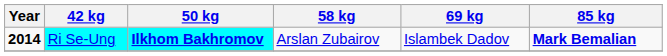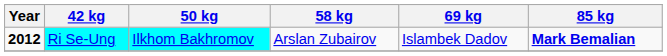(24, 39) 2014 -> (24, 39) 2012
(198, 39) bold -> (193, 39) normal
